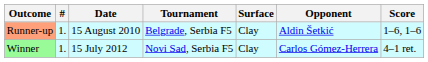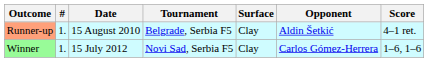(402, 30) 1–6, 1–6 -> (400, 30) 4–1 ret.
(400, 48) 4–1 ret. -> (402, 48) 1–6, 1–6
